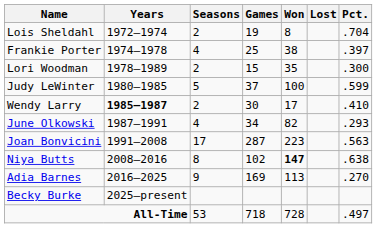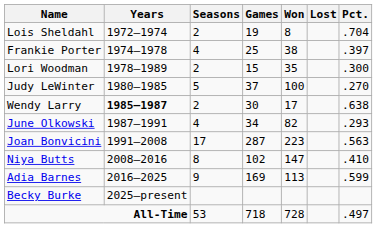(355, 86) .599 -> (355, 86) .270
(355, 105) .410 -> (355, 105) .638
(294, 159) bold -> (294, 159) normal
(355, 159) .638 -> (355, 159) .410
(355, 178) .270 -> (355, 178) .599
